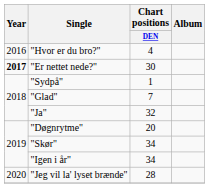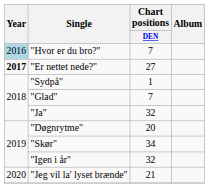(16, 51) no background -> (16, 51) lightblue background
(151, 51) 4 -> (151, 51) 7
(151, 66) 30 -> (151, 66) 27
(151, 159) 34 -> (151, 159) 32
(151, 175) 28 -> (151, 175) 21
